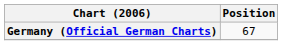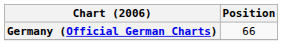(249, 31) 67 -> (249, 31) 66
